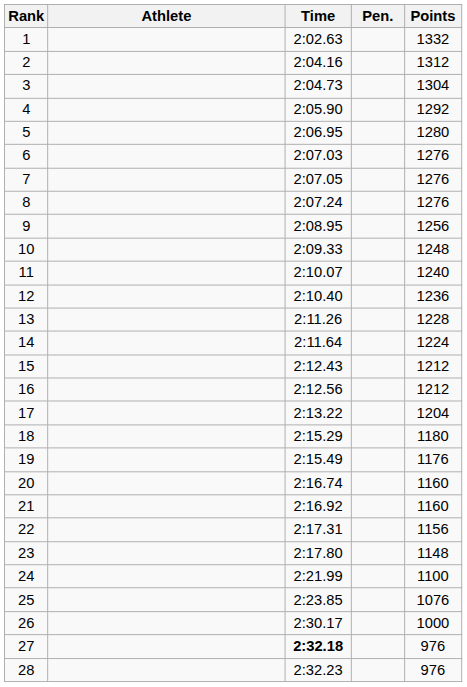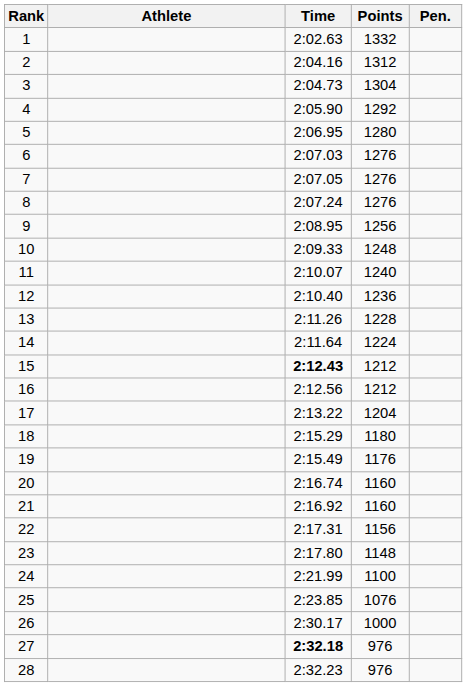columns swapped: (378, 16) <-> (433, 16)
(318, 366) normal -> (318, 366) bold
